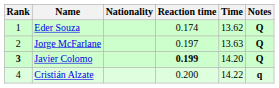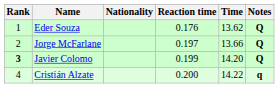(187, 28) 0.174 -> (187, 28) 0.176
(232, 43) 13.63 -> (232, 43) 13.66
(187, 59) bold -> (187, 59) normal
